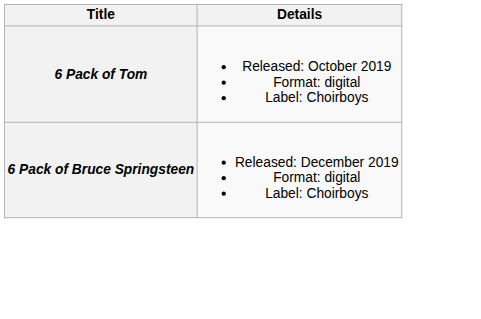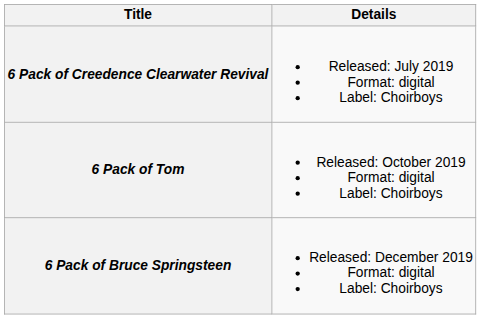+ row: (138, 74)
